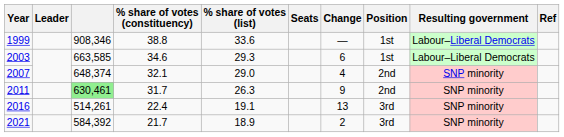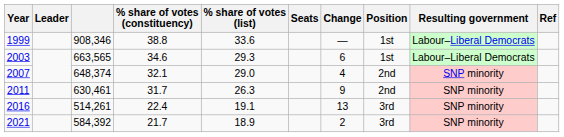(92, 57) 663,585 -> (92, 57) 663,565
(92, 90) lightgreen background -> (92, 90) no background
